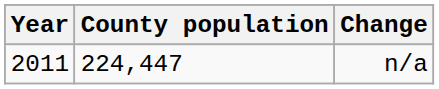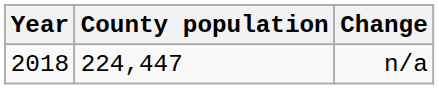(40, 64) 2011 -> (40, 64) 2018
